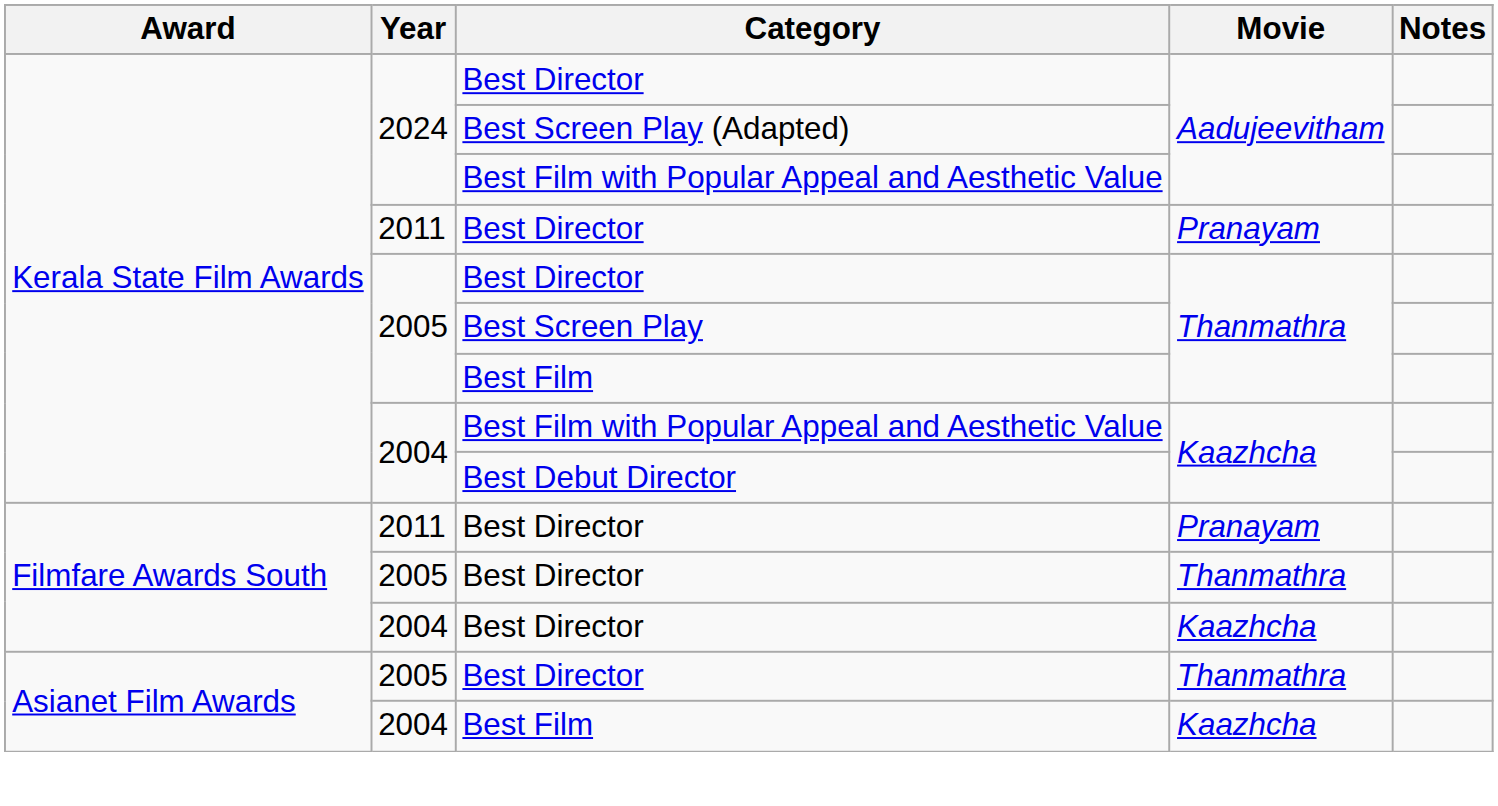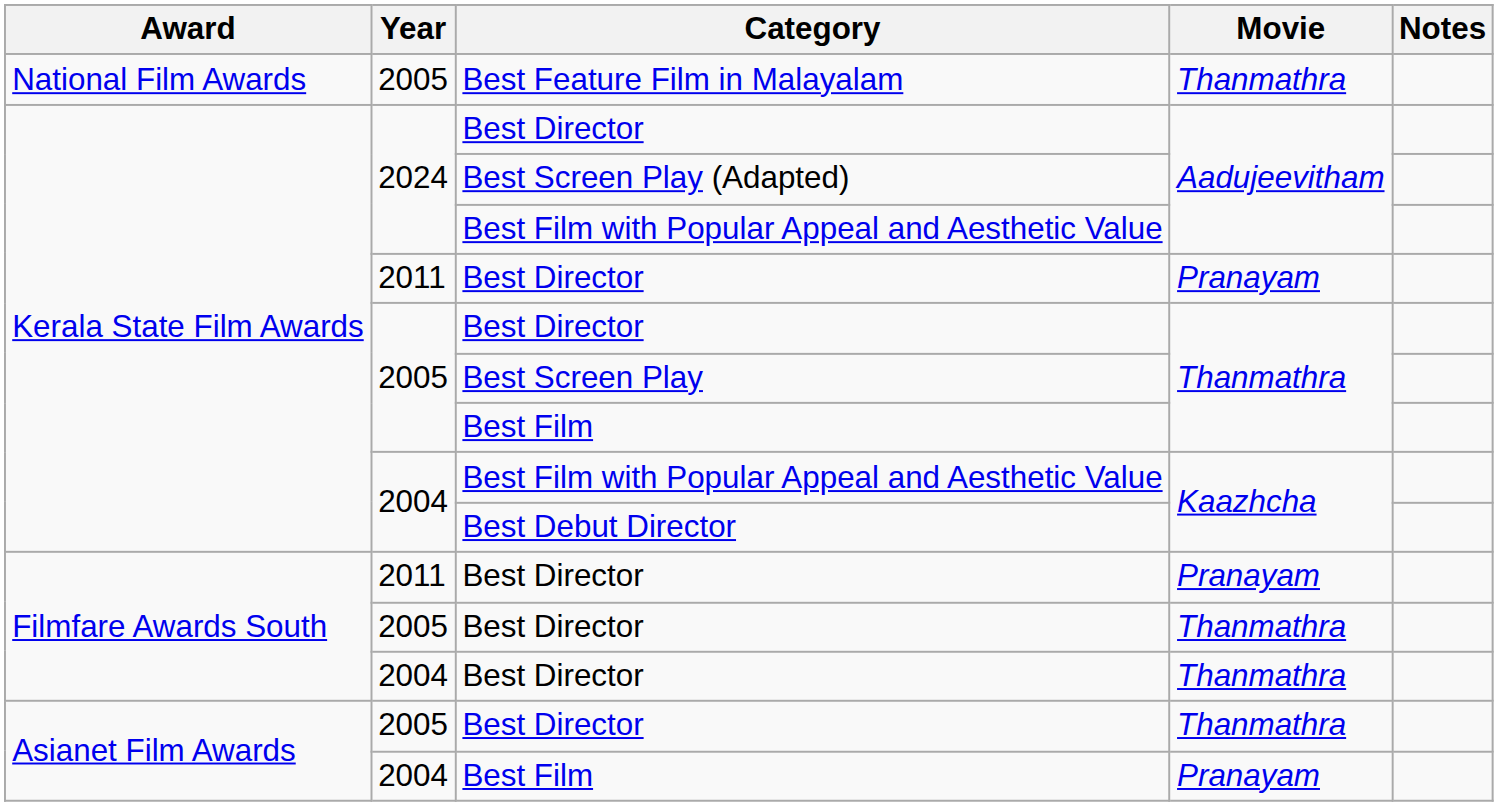+ row: (413, 79)
(1247, 626) Kaazhcha -> (1262, 675) Thanmathra
(1247, 725) Kaazhcha -> (1249, 775) Pranayam
